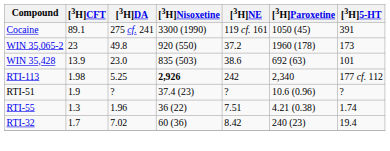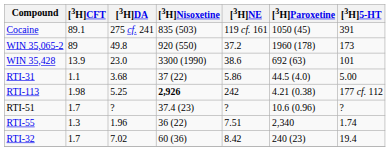(182, 30) 3300 (1990) -> (177, 30) 835 (503)
(73, 45) 23 -> (73, 45) 89
(177, 61) 835 (503) -> (182, 61) 3300 (1990)
+ row: (21, 76)
(283, 76) 2,340 -> (294, 92) 4.21 (0.38)
(74, 92) 1.9 -> (74, 107) 1.7
(294, 107) 4.21 (0.38) -> (283, 123) 2,340
